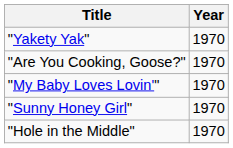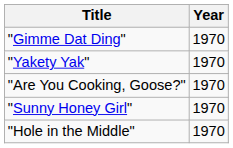+ row: (67, 39)
- row: (84, 85)
